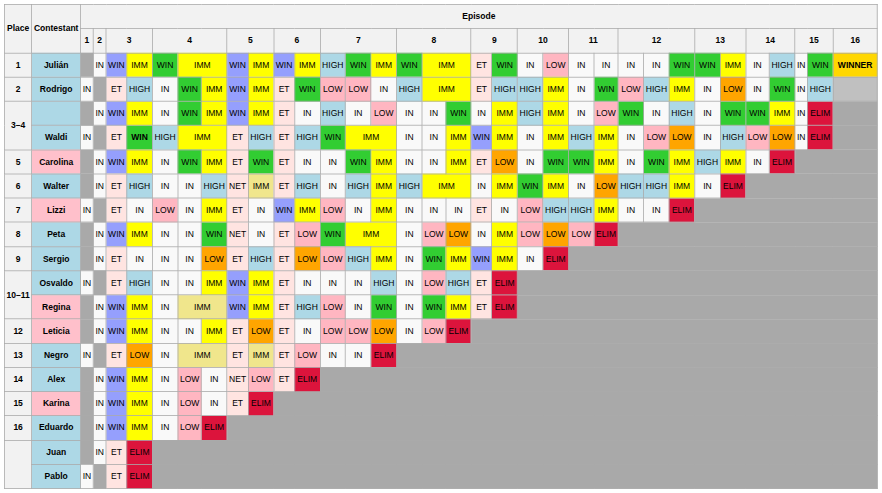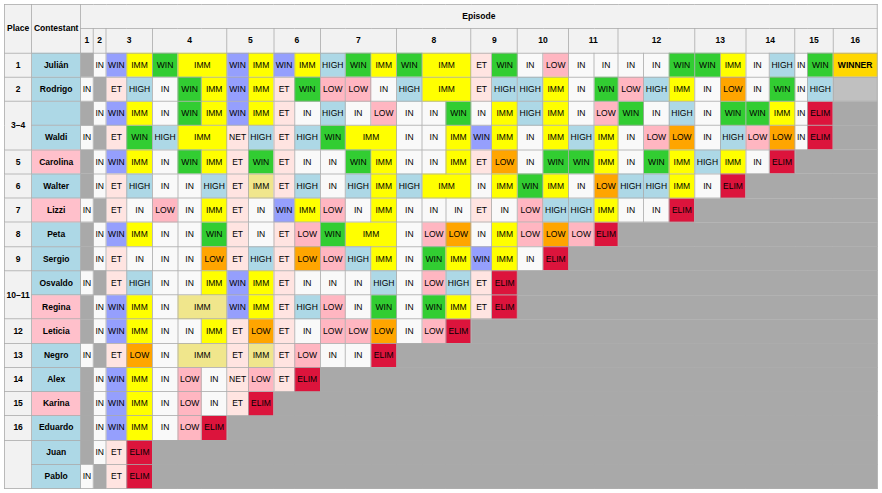(140, 137) bold -> (140, 137) normal
(238, 137) ET -> (238, 137) NET
(238, 185) NET -> (238, 185) ET
(238, 234) NET -> (238, 234) ET
